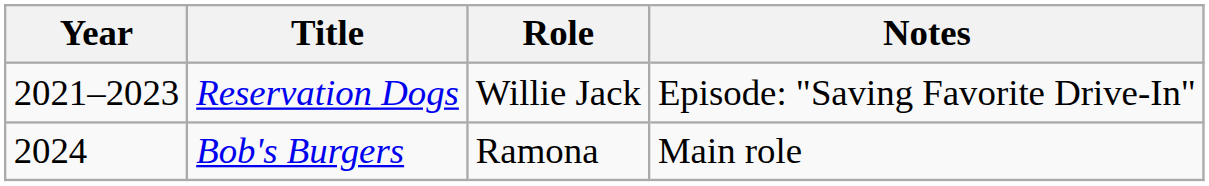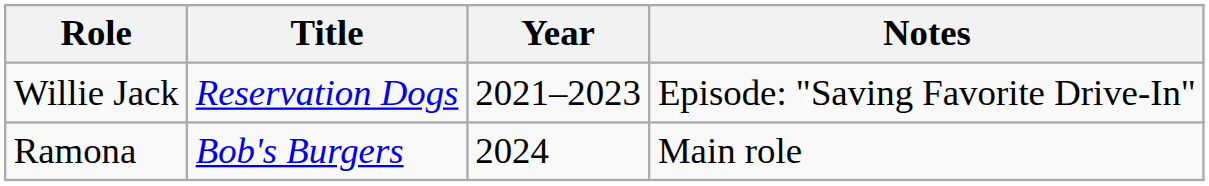columns swapped: (96, 33) <-> (558, 33)
